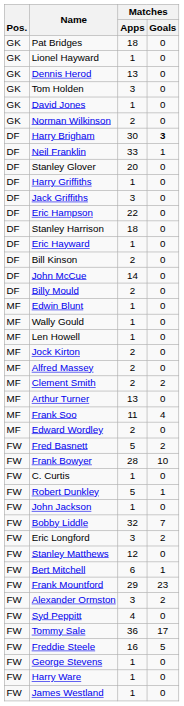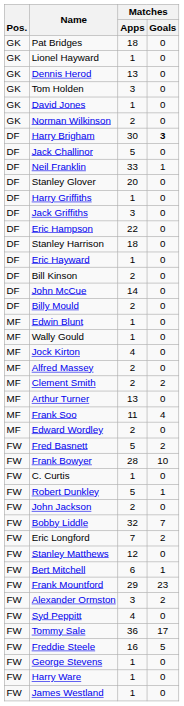+ row: (62, 151)
- row: (56, 337)
(132, 352) 2 -> (132, 352) 4
(132, 507) 1 -> (132, 507) 2
(132, 538) 3 -> (132, 538) 7
